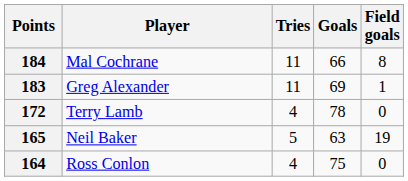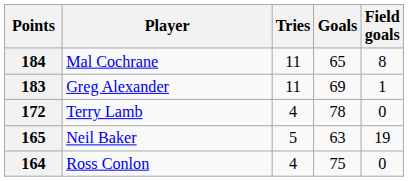(338, 61) 66 -> (338, 61) 65
